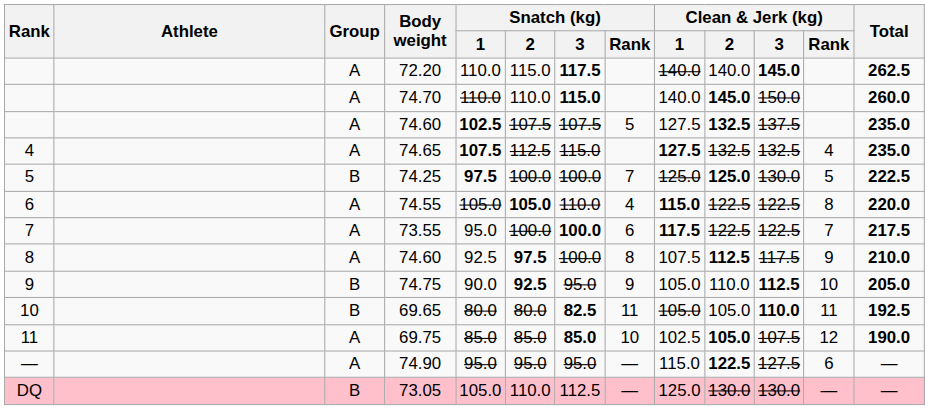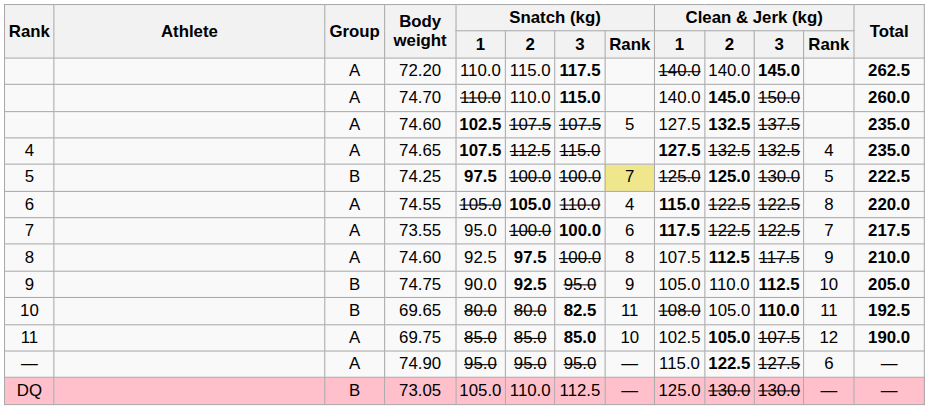(630, 177) no background -> (630, 177) khaki background
(680, 310) 105.0 -> (680, 310) 108.0
